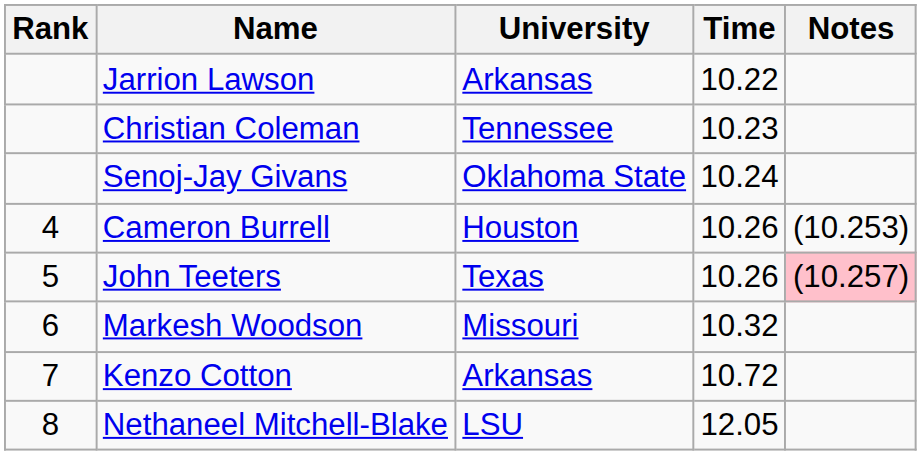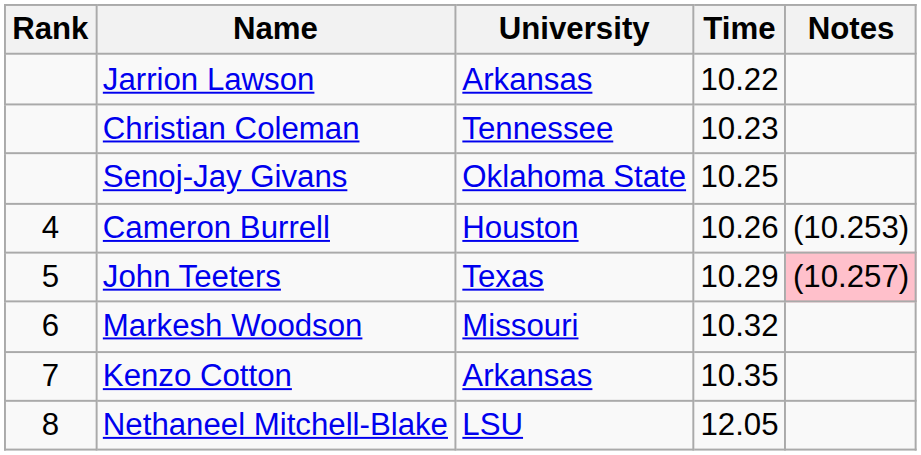(740, 177) 10.24 -> (740, 177) 10.25
(740, 276) 10.26 -> (740, 276) 10.29
(740, 375) 10.72 -> (740, 375) 10.35
